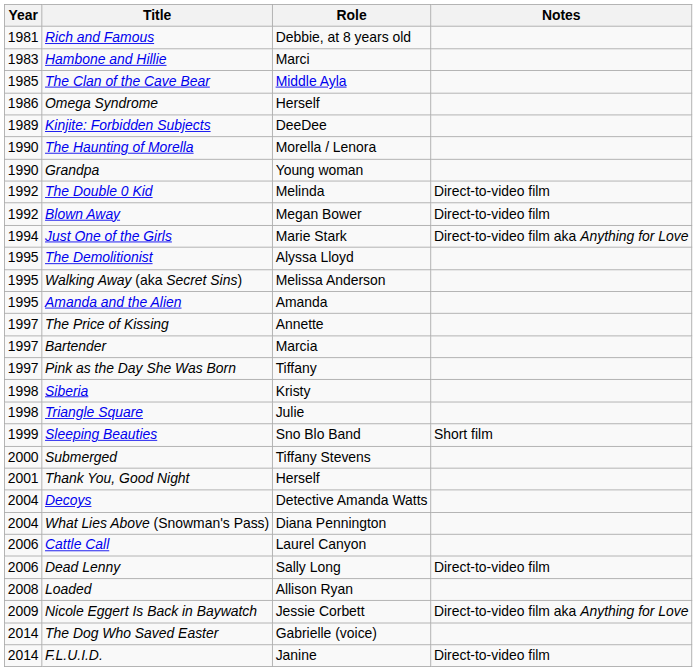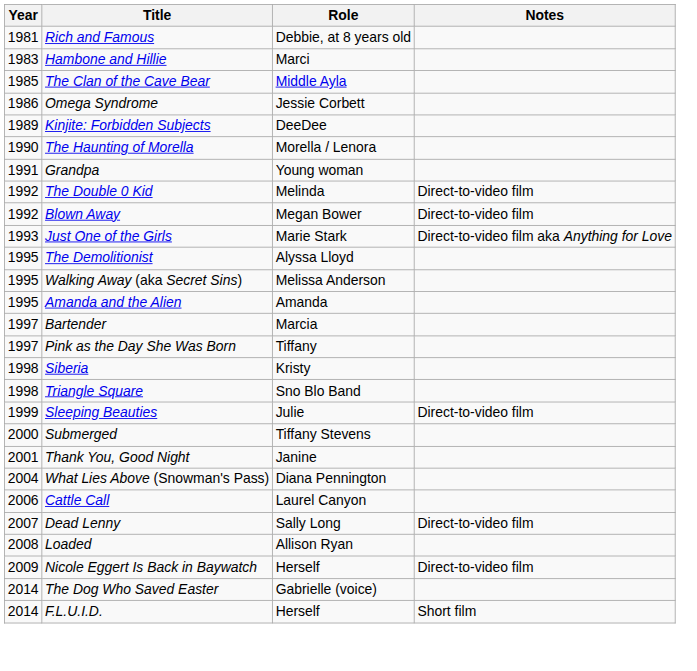(298, 103) Herself -> (320, 103) Jessie Corbett
(23, 170) 1990 -> (23, 170) 1991
(23, 236) 1994 -> (23, 236) 1993
- row: (107, 324)
(290, 412) Julie -> (318, 390) Sno Blo Band
(318, 434) Sno Blo Band -> (290, 412) Julie
(463, 434) Short film -> (475, 412) Direct-to-video film
(298, 479) Herself -> (296, 457) Janine
- row: (68, 501)
(23, 567) 2006 -> (23, 523) 2007
(320, 611) Jessie Corbett -> (298, 567) Herself
(561, 611) Direct-to-video film aka Anything for Love -> (475, 567) Direct-to-video film
(296, 655) Janine -> (298, 611) Herself
(492, 655) Direct-to-video film -> (447, 611) Short film
